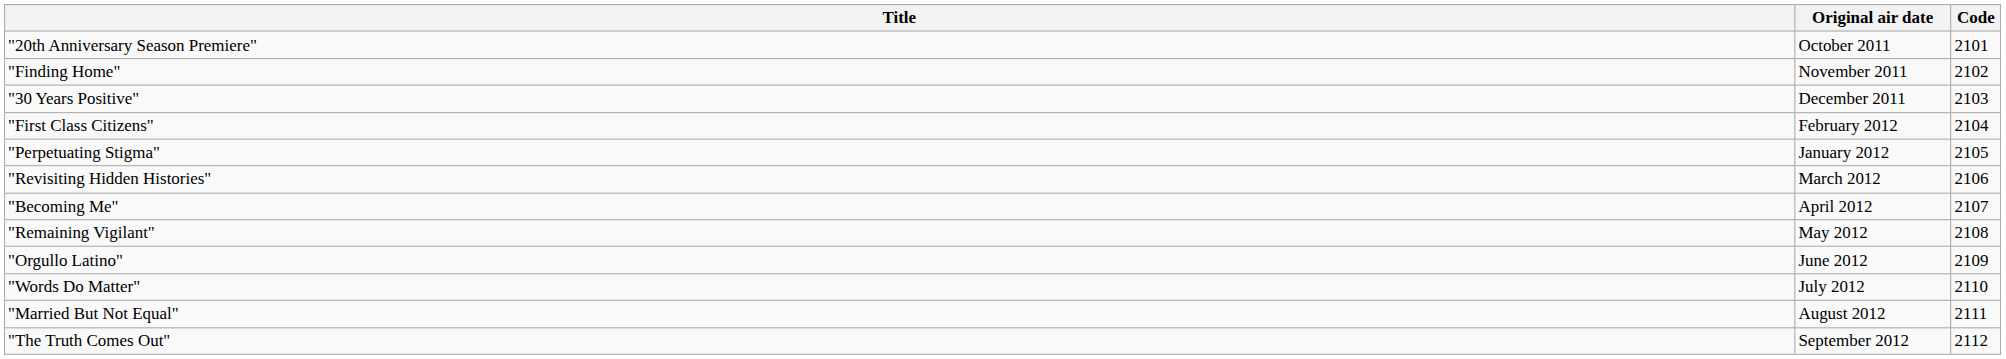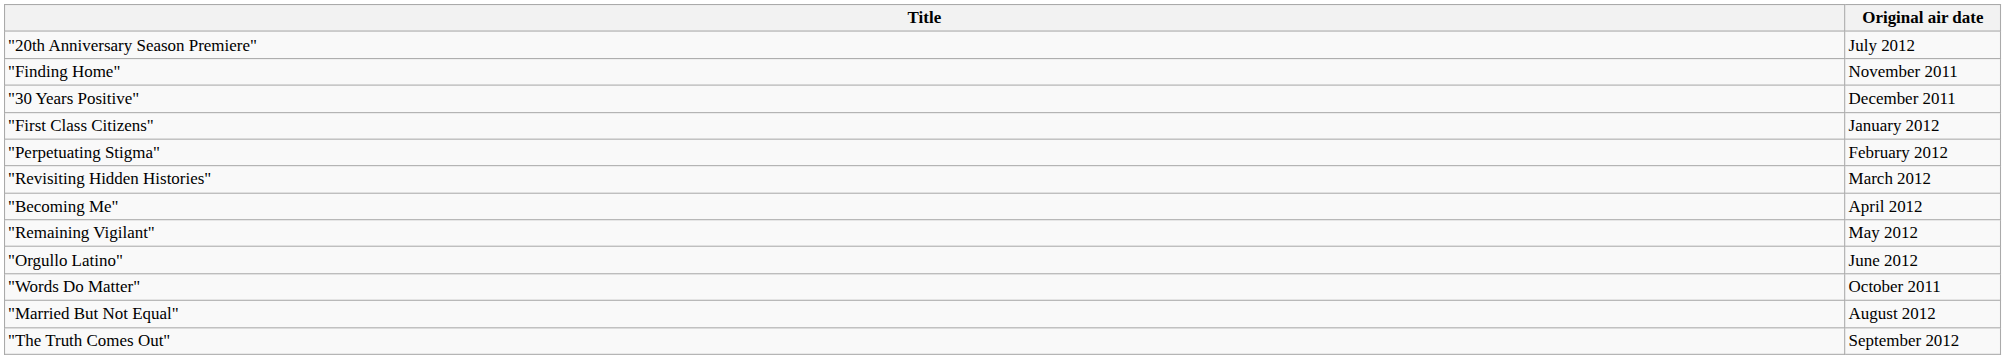- column: (1976, 17)
(1844, 44) October 2011 -> (1882, 44) July 2012
(1848, 125) February 2012 -> (1894, 125) January 2012
(1844, 152) January 2012 -> (1898, 152) February 2012
(1832, 286) July 2012 -> (1895, 286) October 2011
